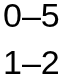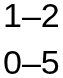rows swapped: (31, 62) <-> (31, 15)
